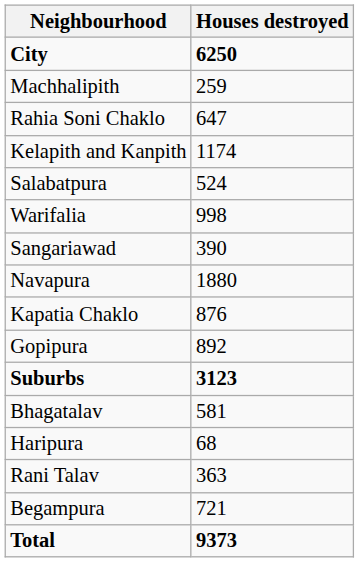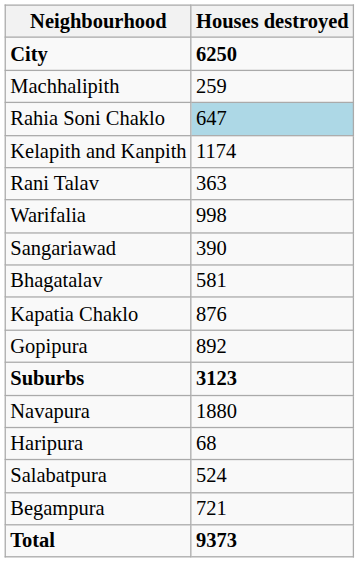(211, 118) no background -> (211, 118) lightblue background
rows swapped: (55, 475) <-> (59, 183)
rows swapped: (56, 410) <-> (50, 281)
